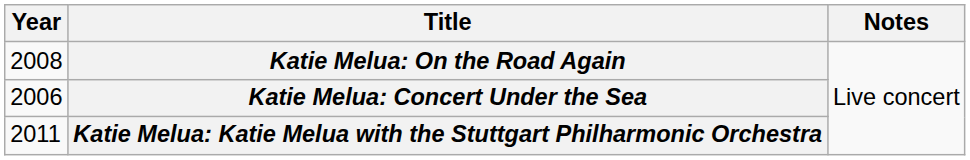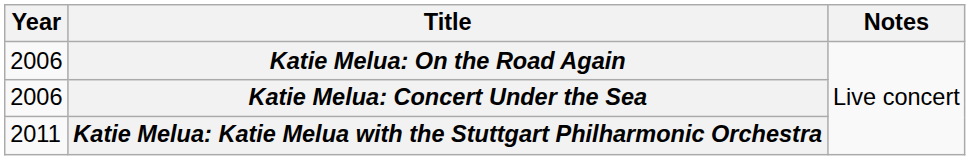(36, 60) 2008 -> (36, 60) 2006
